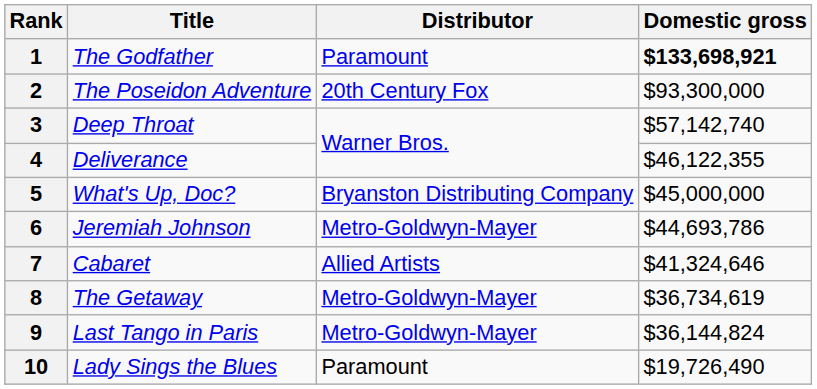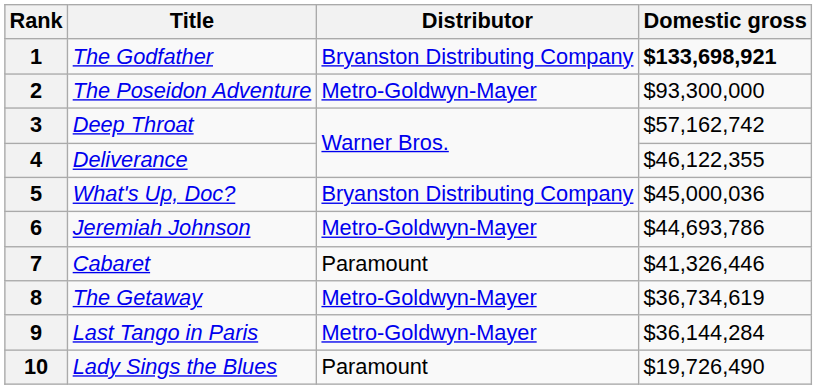(375, 56) Paramount -> (477, 56) Bryanston Distributing Company
(405, 90) 20th Century Fox -> (429, 90) Metro-Goldwyn-Mayer
(704, 125) $57,142,740 -> (704, 125) $57,162,742
(704, 194) $45,000,000 -> (704, 194) $45,000,036
(381, 263) Allied Artists -> (375, 263) Paramount
(704, 263) $41,324,646 -> (704, 263) $41,326,446
(704, 332) $36,144,824 -> (704, 332) $36,144,284
